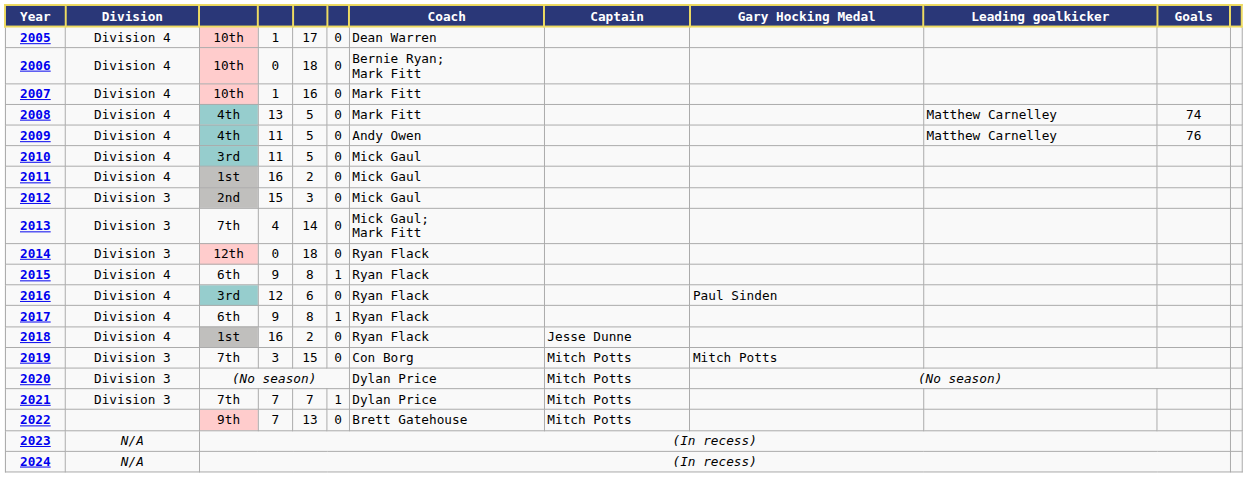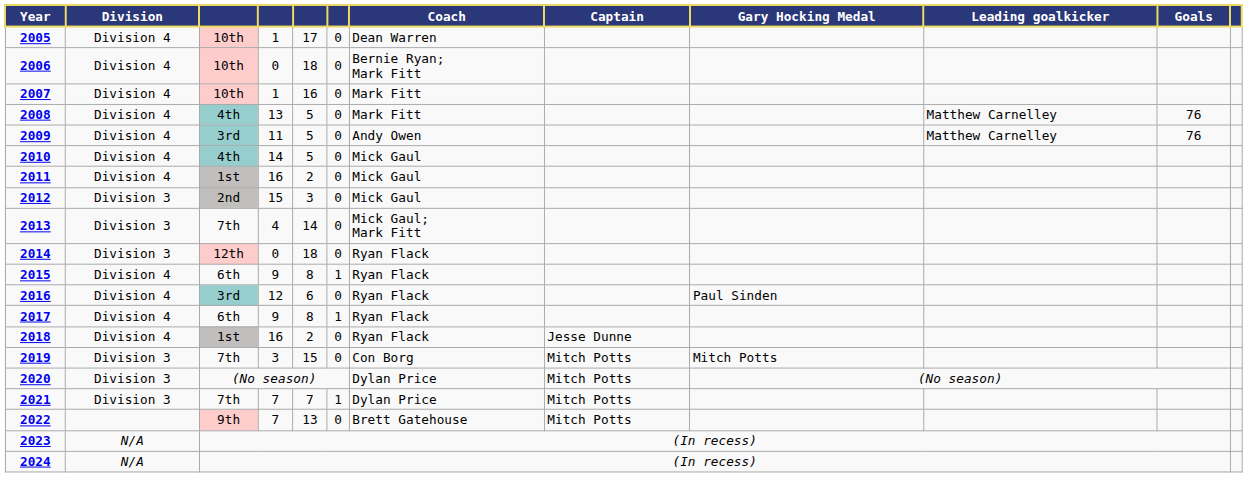(1194, 115) 74 -> (1194, 115) 76
(229, 135) 4th -> (229, 135) 3rd
(229, 156) 3rd -> (229, 156) 4th
(275, 156) 11 -> (275, 156) 14
